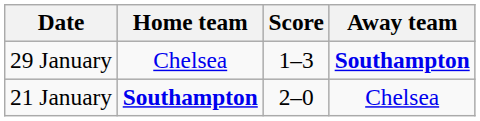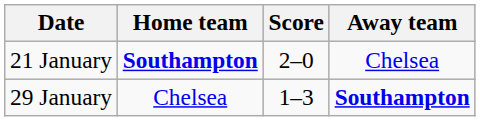rows swapped: (61, 97) <-> (61, 60)
